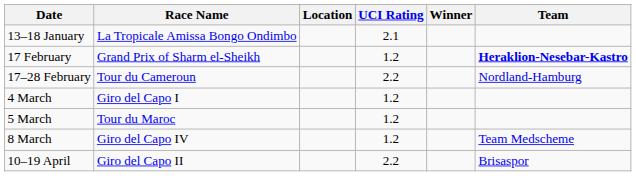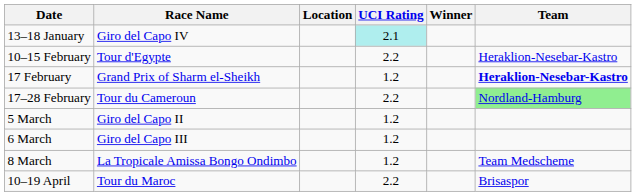(197, 35) La Tropicale Amissa Bongo Ondimbo -> (143, 35) Giro del Capo IV
(391, 35) no background -> (391, 35) paleturquoise background
+ row: (49, 56)
(530, 77) no background -> (530, 98) lightgreen background
- row: (29, 98)
(136, 118) Tour du Maroc -> (140, 118) Giro del Capo II
+ row: (29, 139)
(143, 139) Giro del Capo IV -> (197, 160) La Tropicale Amissa Bongo Ondimbo
(140, 160) Giro del Capo II -> (136, 181) Tour du Maroc
